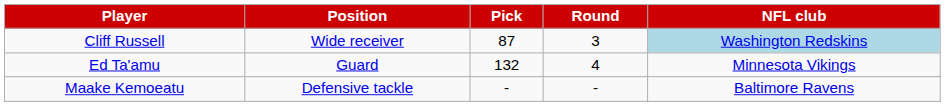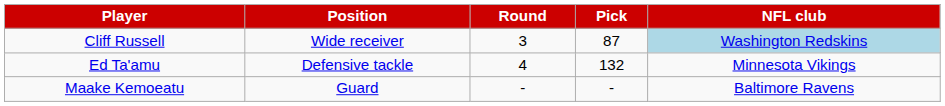columns swapped: (596, 16) <-> (507, 16)
(357, 64) Guard -> (357, 64) Defensive tackle
(357, 88) Defensive tackle -> (357, 88) Guard
